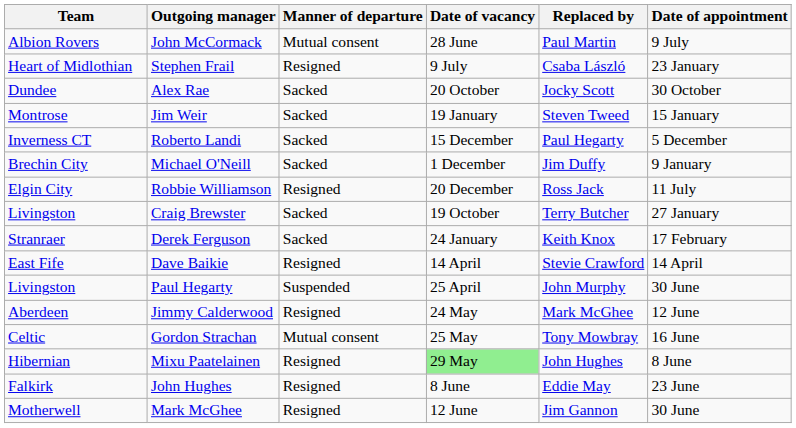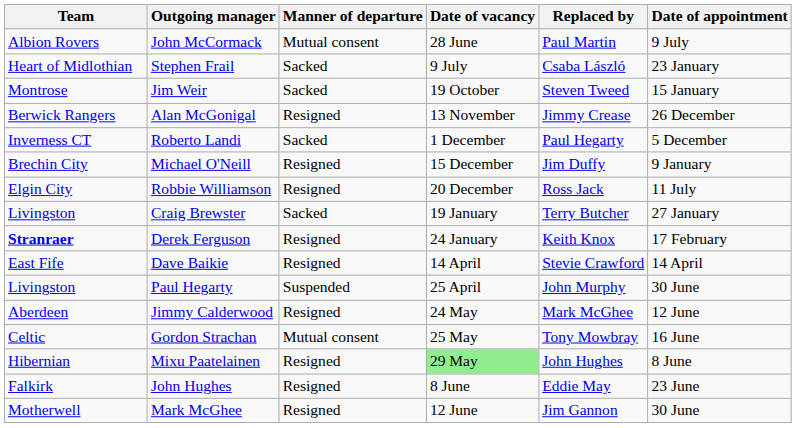(312, 66) Resigned -> (305, 66) Sacked
- row: (180, 90)
(464, 115) 19 January -> (465, 90) 19 October
+ row: (203, 115)
(471, 139) 15 December -> (468, 139) 1 December
(305, 164) Sacked -> (312, 164) Resigned
(468, 164) 1 December -> (471, 164) 15 December
(465, 213) 19 October -> (464, 213) 19 January
(37, 238) normal -> (41, 238) bold
(305, 238) Sacked -> (312, 238) Resigned
